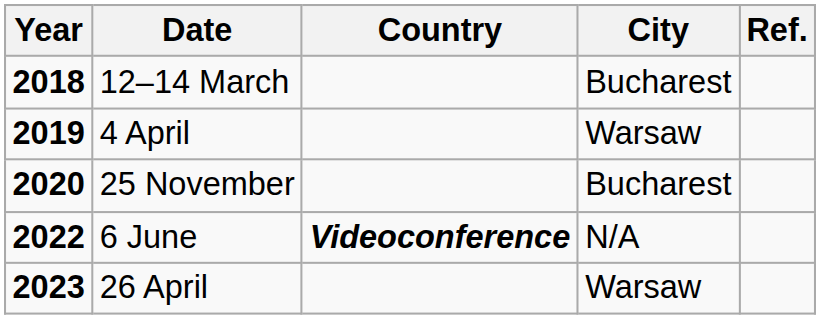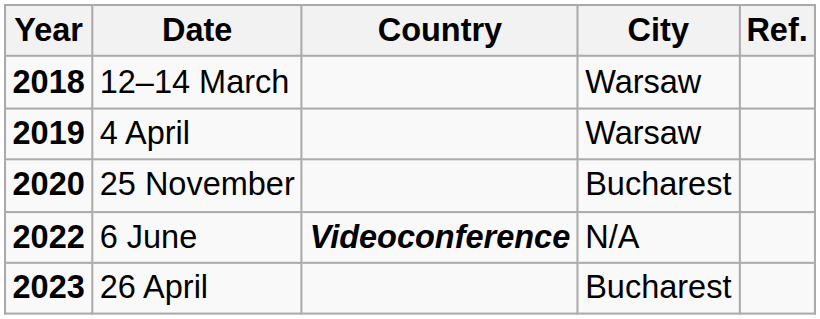(658, 81) Bucharest -> (643, 81) Warsaw
(643, 287) Warsaw -> (658, 287) Bucharest
